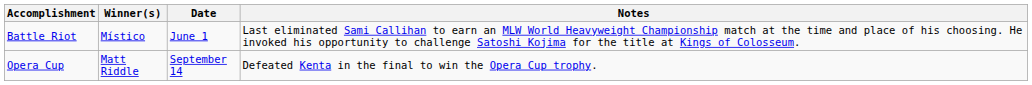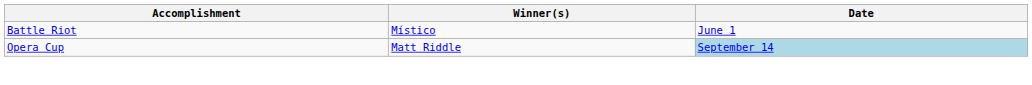- column: (634, 13)
(198, 66) no background -> (736, 47) lightblue background
